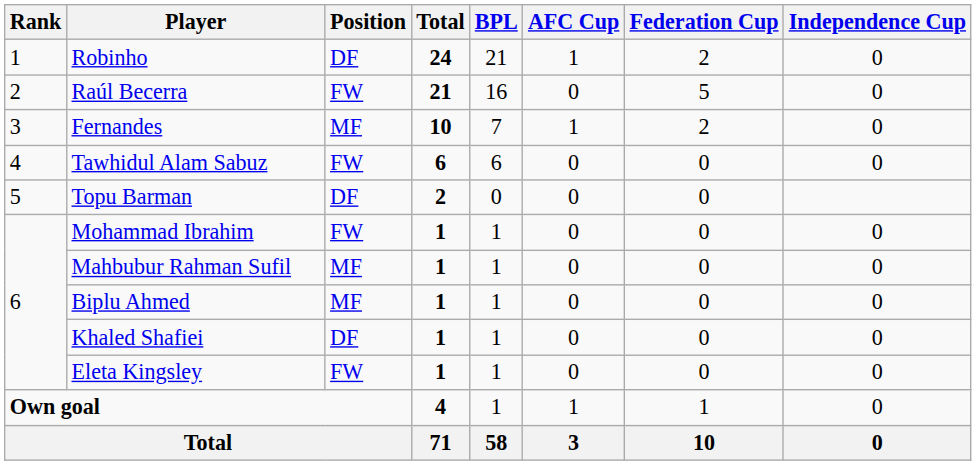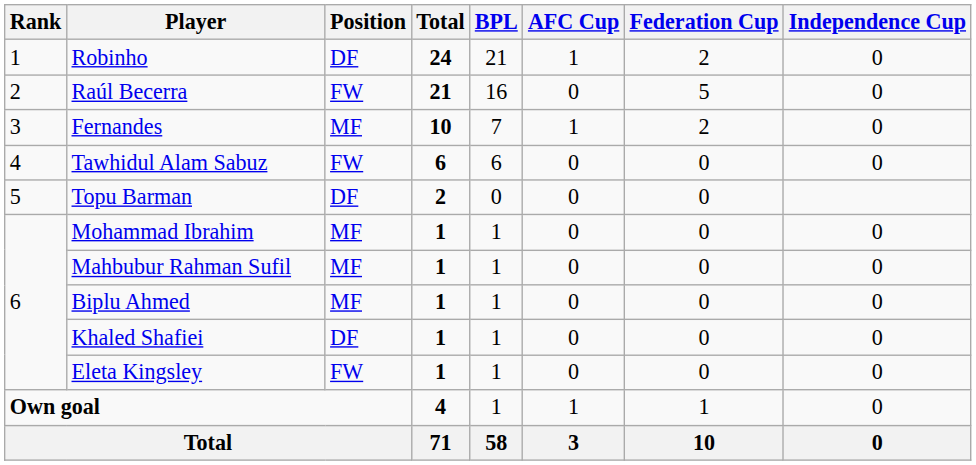(347, 232) FW -> (346, 232) MF
